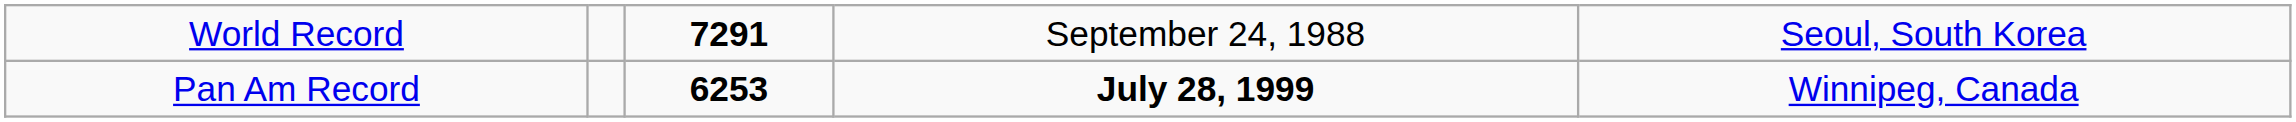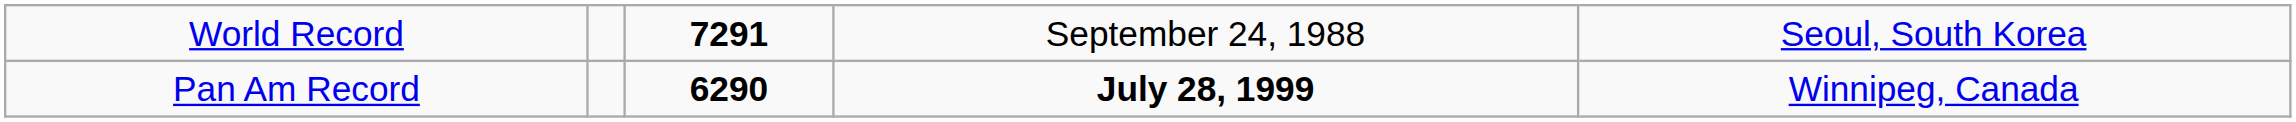(729, 89) 6253 -> (729, 89) 6290
